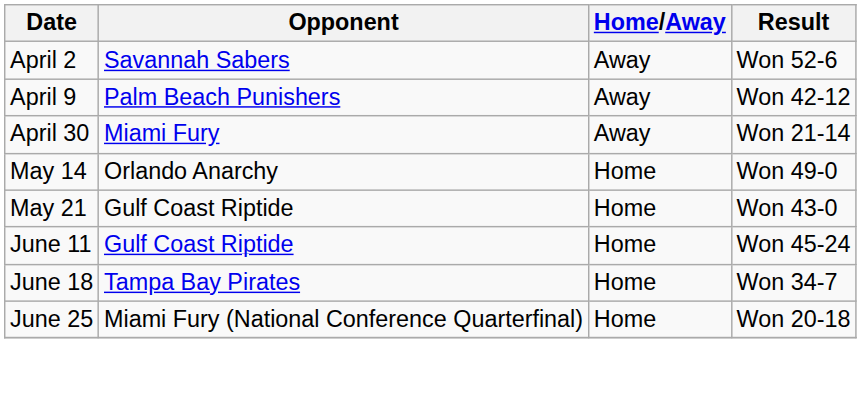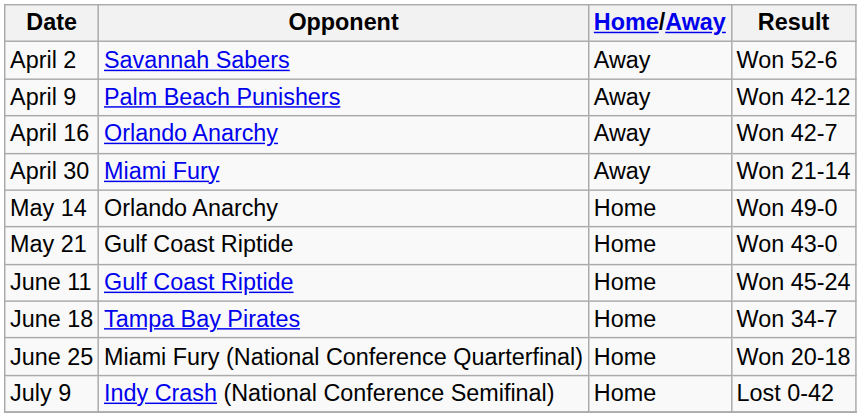+ row: (50, 134)
+ row: (41, 393)
